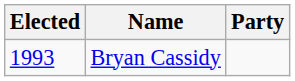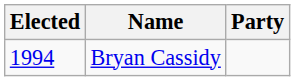(32, 57) 1993 -> (32, 57) 1994
